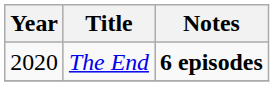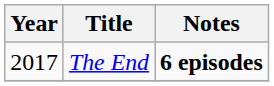(34, 61) 2020 -> (34, 61) 2017
